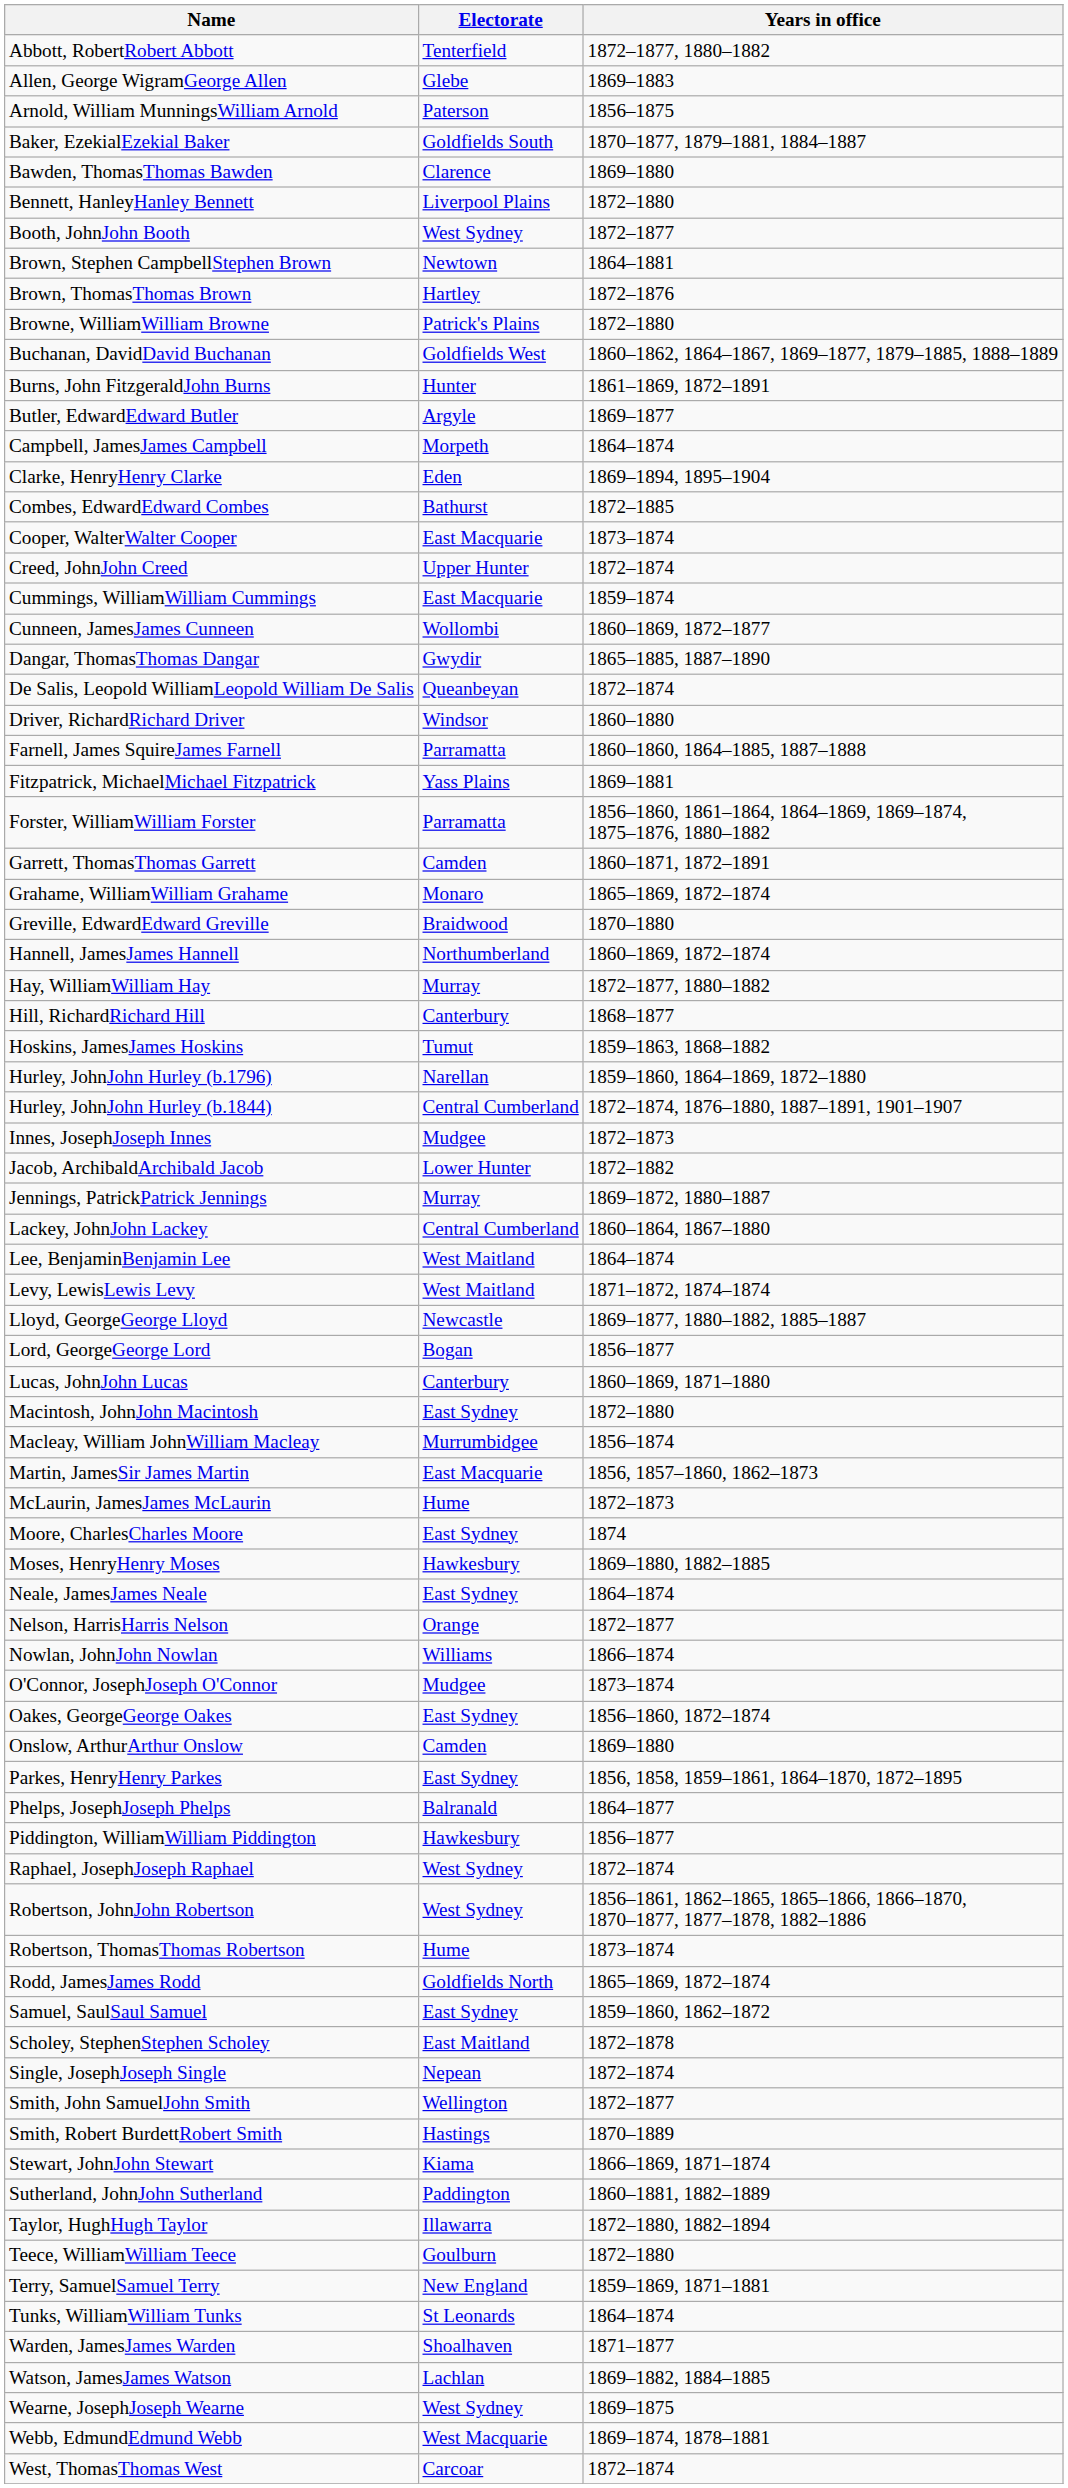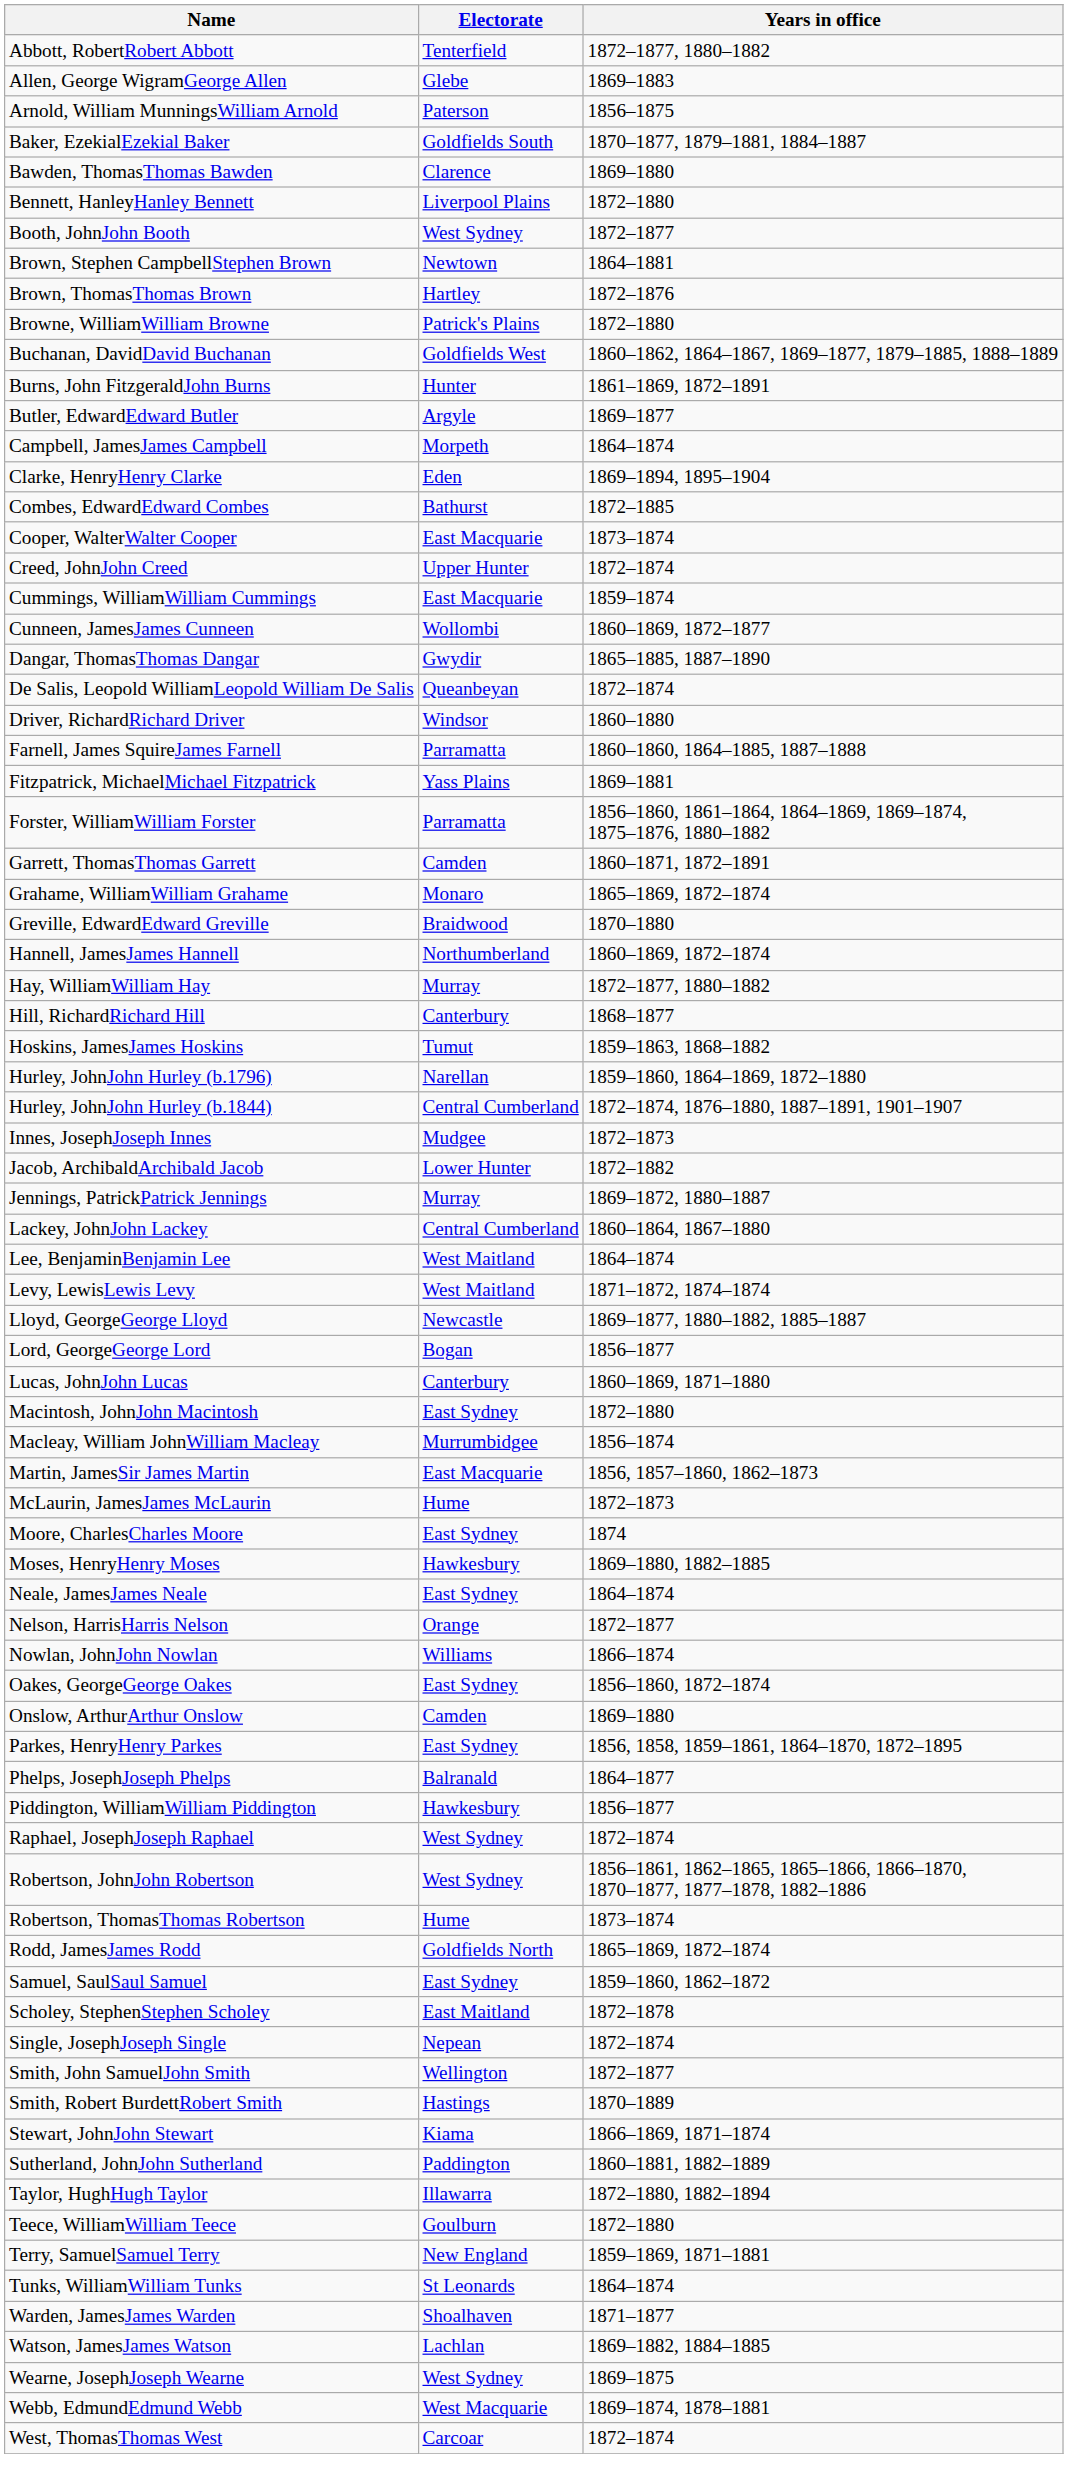- row: (145, 1685)
